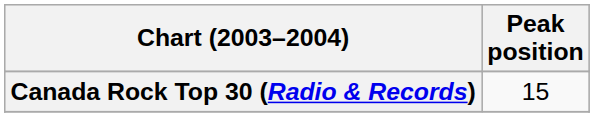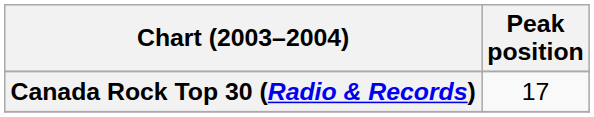(535, 91) 15 -> (535, 91) 17
